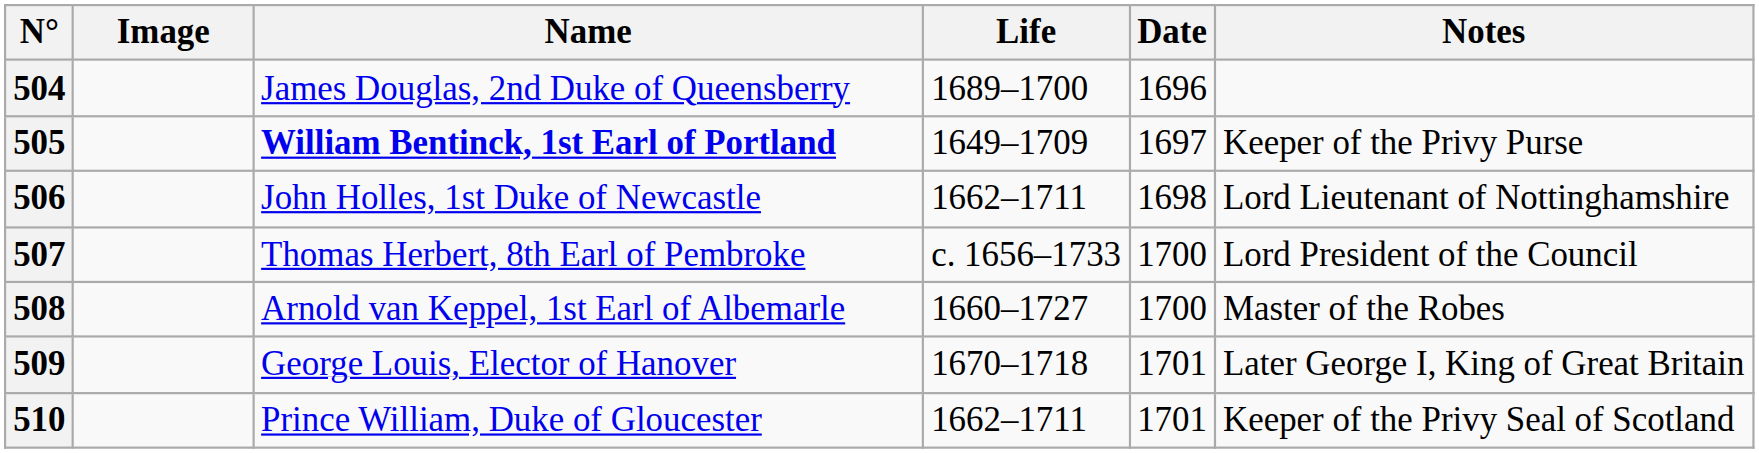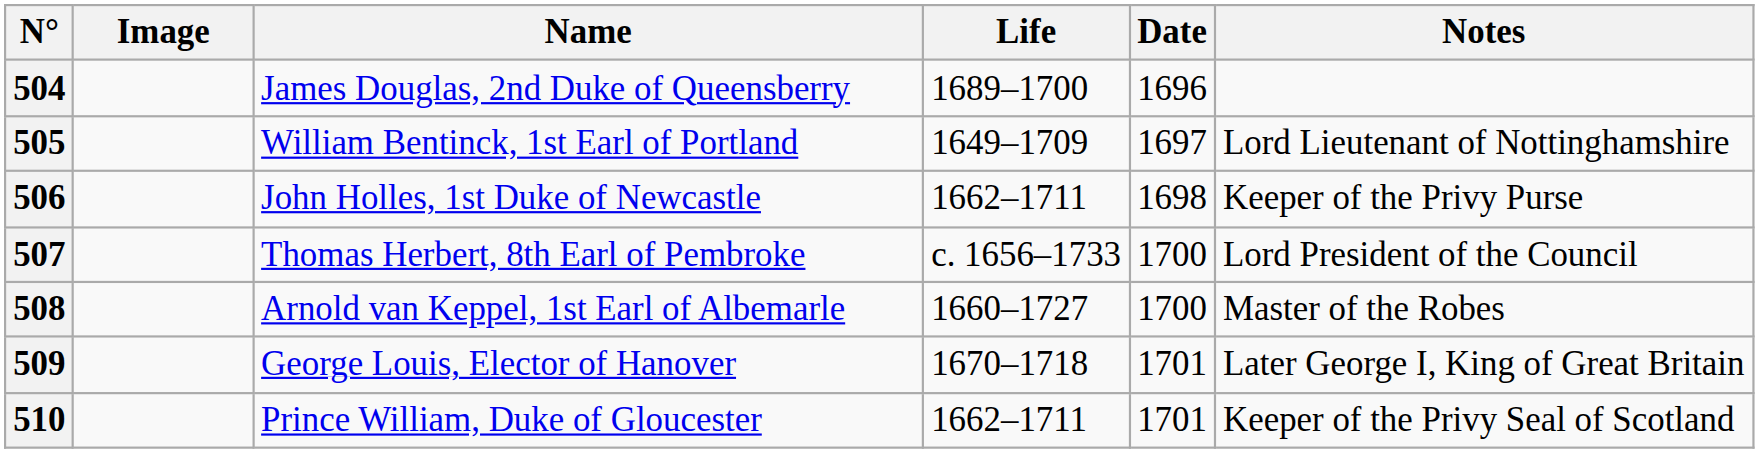(549, 142) bold -> (530, 142) normal
(1403, 142) Keeper of the Privy Purse -> (1476, 142) Lord Lieutenant of Nottinghamshire
(1476, 198) Lord Lieutenant of Nottinghamshire -> (1403, 198) Keeper of the Privy Purse
